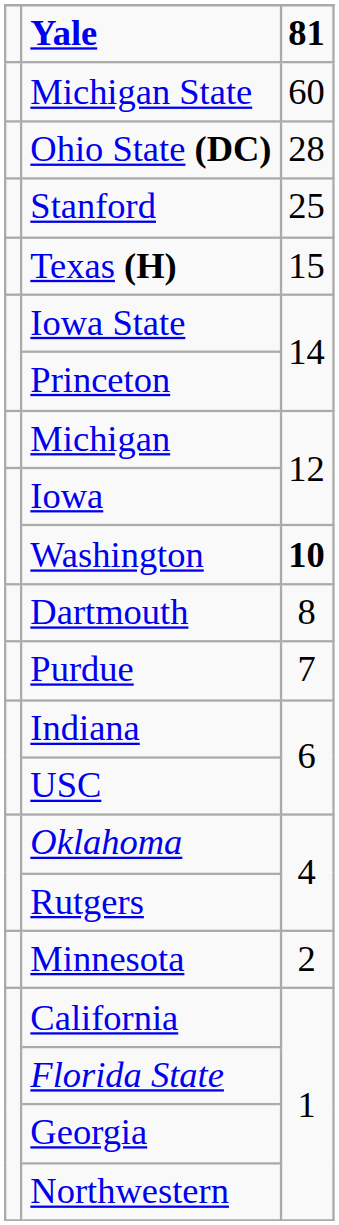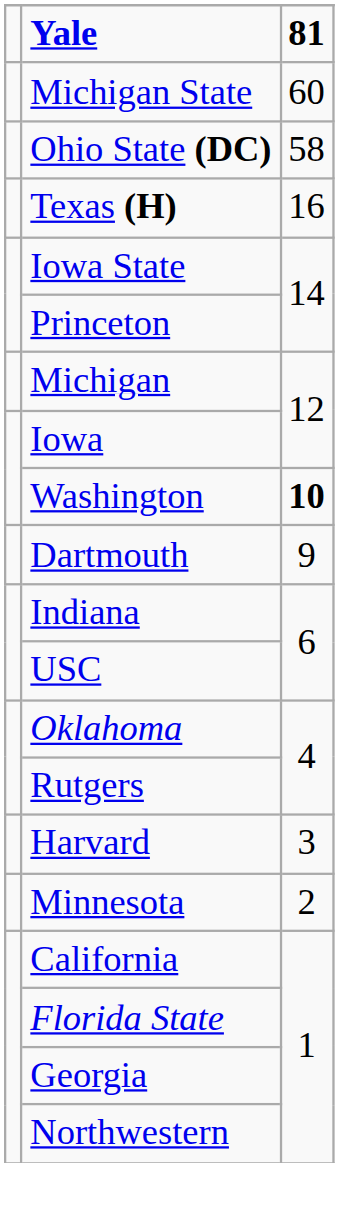(307, 149) 28 -> (307, 149) 58
- row: (93, 206)
(307, 264) 15 -> (307, 206) 16
(307, 611) 8 -> (307, 554) 9
- row: (82, 669)
+ row: (90, 843)
